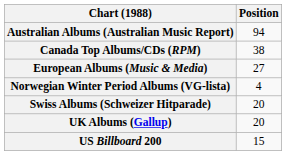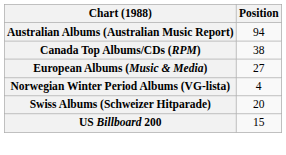- row: (120, 123)
